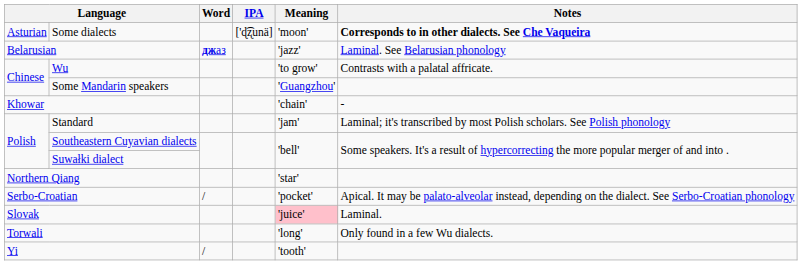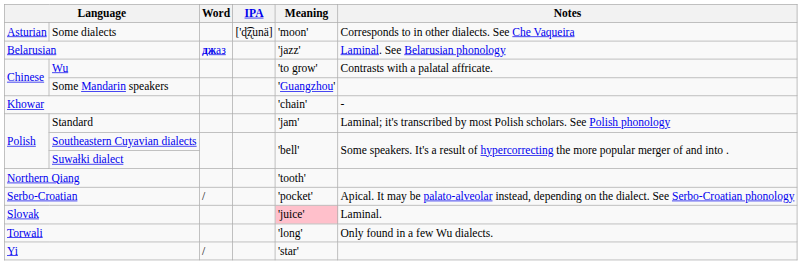(465, 31) bold -> (458, 31) normal
(288, 178) 'star' -> (292, 178) 'tooth'
(292, 251) 'tooth' -> (288, 251) 'star'
